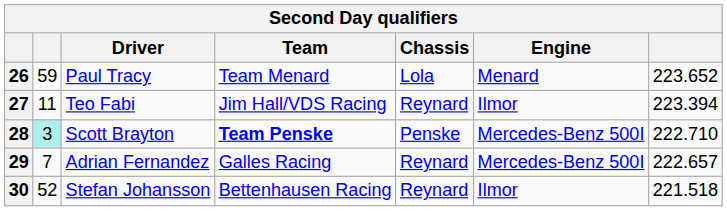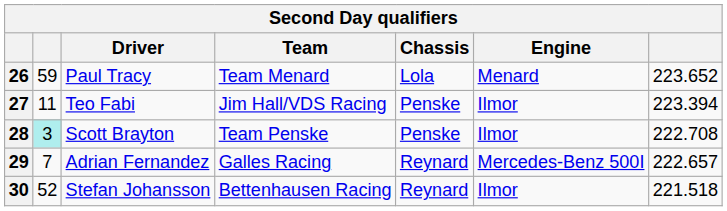(434, 104) Reynard -> (430, 104) Penske
(276, 133) bold -> (273, 133) normal
(561, 133) Mercedes-Benz 500I -> (498, 133) Ilmor
(685, 133) 222.710 -> (685, 133) 222.708
